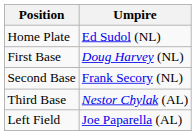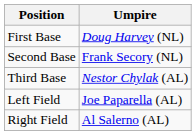- row: (39, 36)
+ row: (38, 120)
